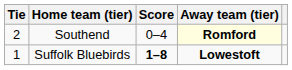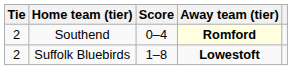(17, 54) 1 -> (17, 54) 2
(156, 54) bold -> (156, 54) normal
